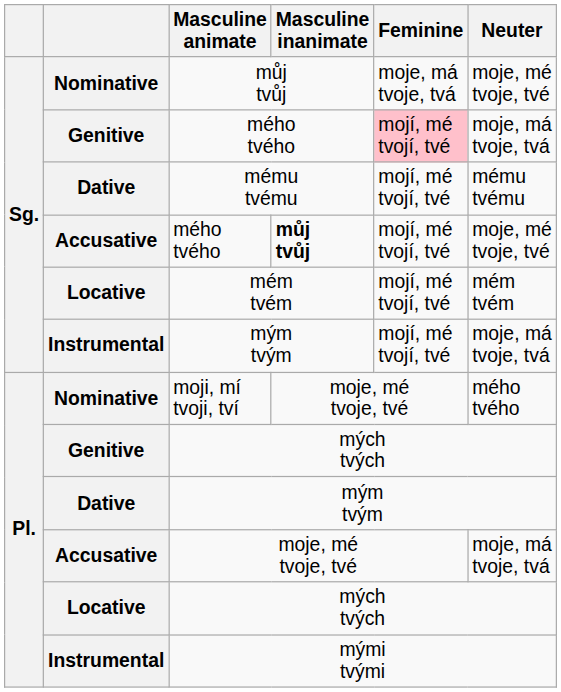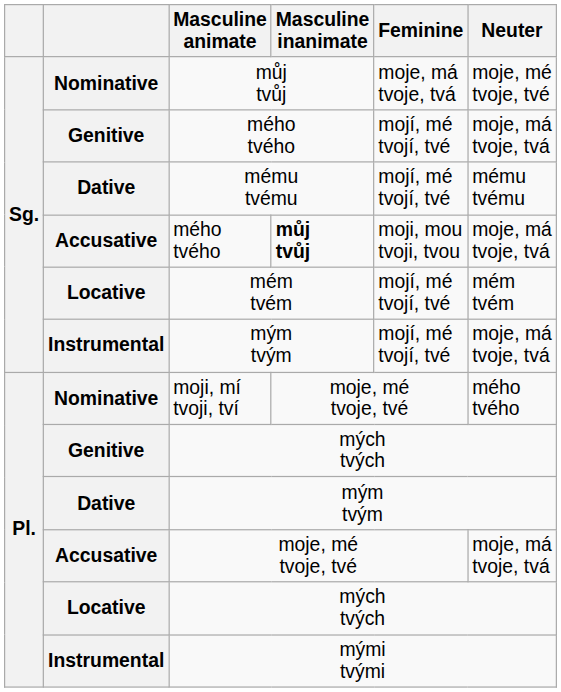(415, 135) pink background -> (415, 135) no background
(415, 240) mojí, mé tvojí, tvé -> (420, 240) moji, mou tvoji, tvou
(512, 240) moje, mé tvoje, tvé -> (512, 240) moje, má tvoje, tvá
